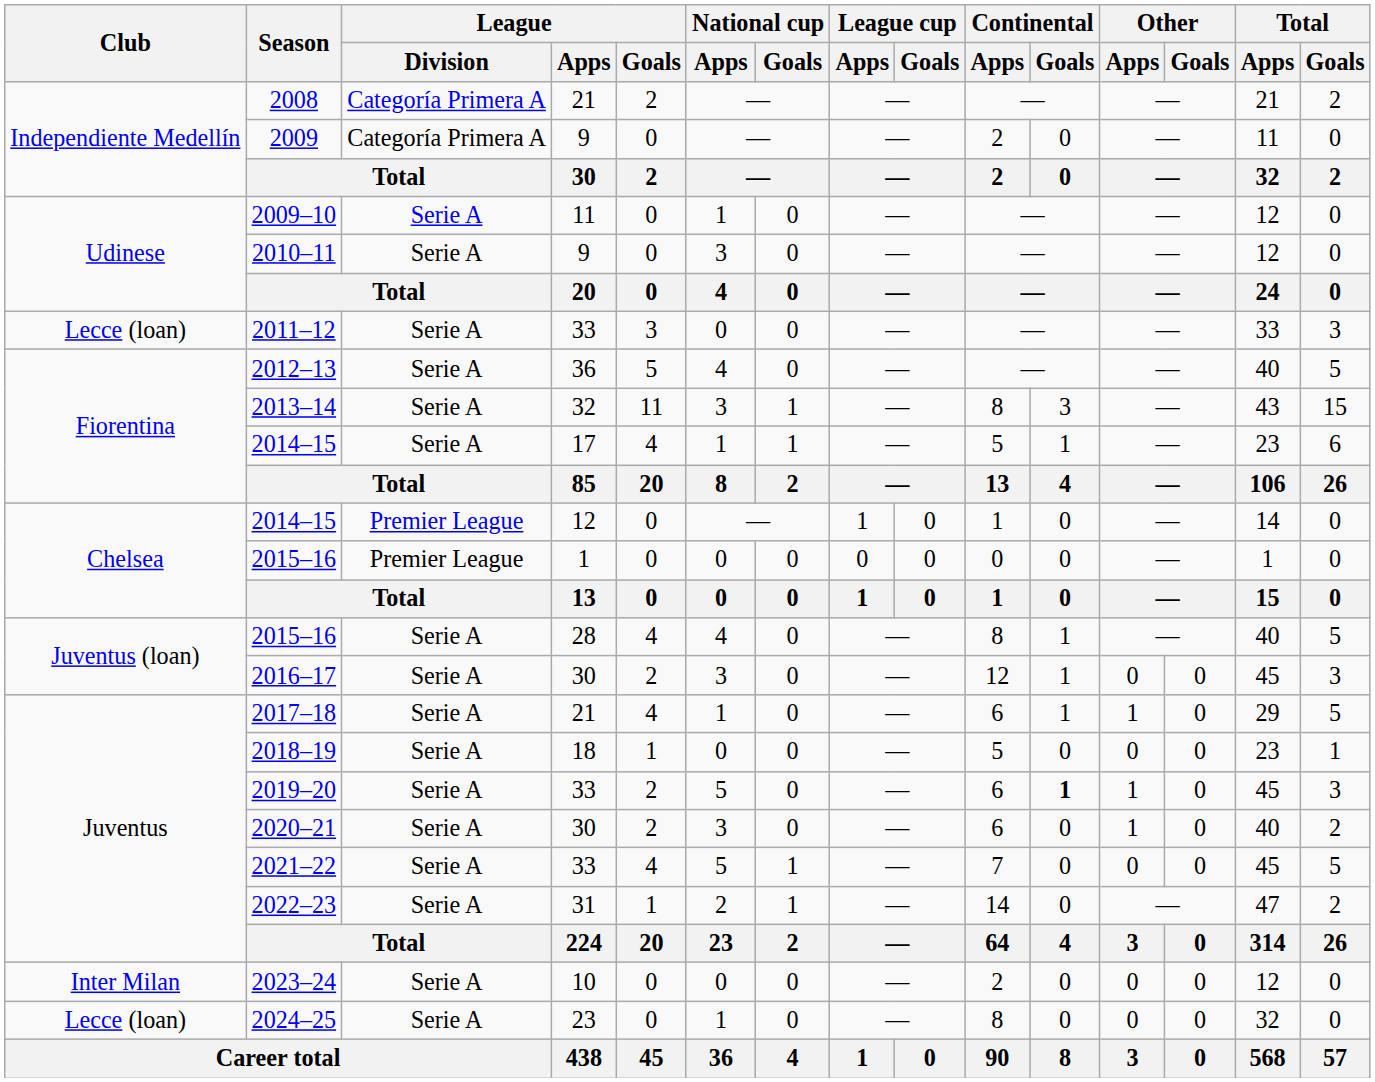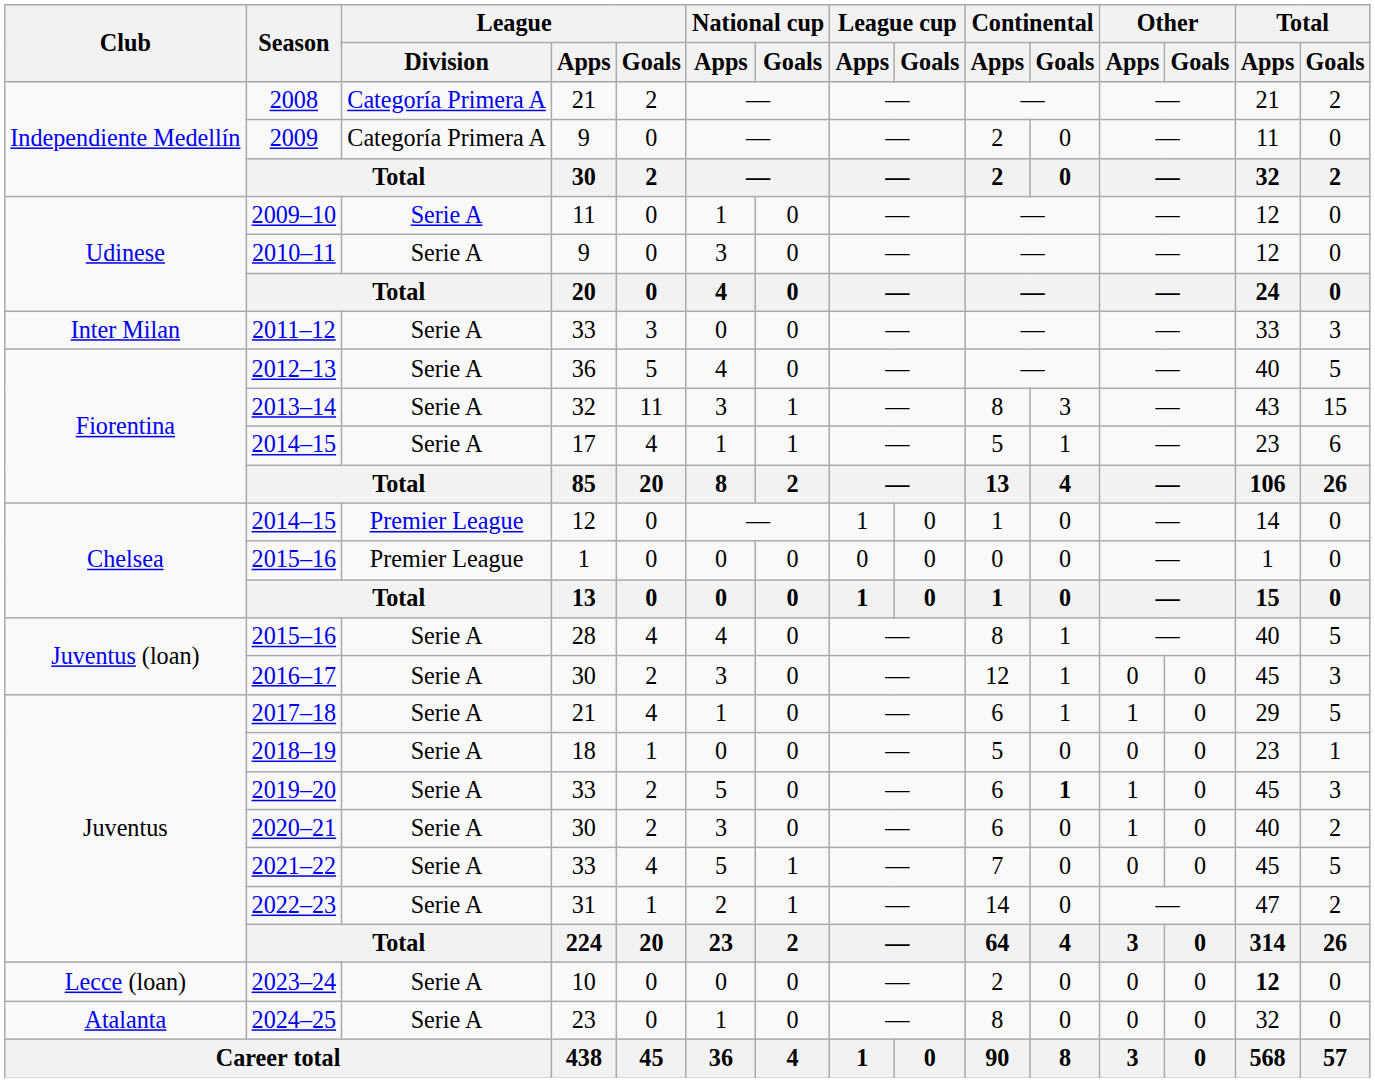(125, 330) Lecce (loan) -> (125, 330) Inter Milan
(125, 981) Inter Milan -> (125, 981) Lecce (loan)
(1268, 981) normal -> (1268, 981) bold
(125, 1019) Lecce (loan) -> (125, 1019) Atalanta
